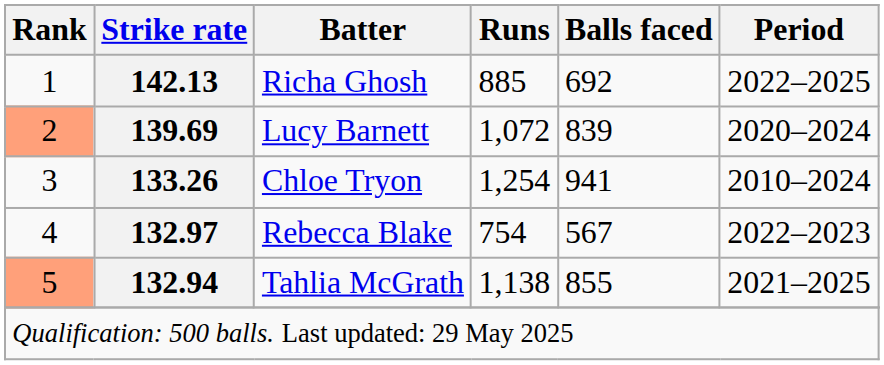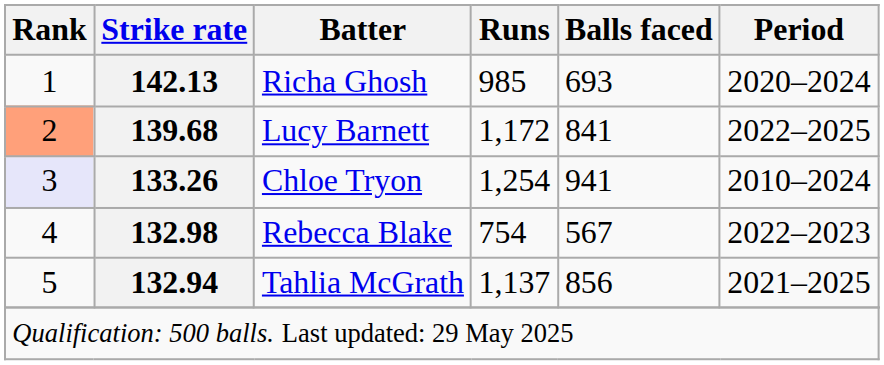(502, 80) 885 -> (502, 80) 985
(589, 80) 692 -> (589, 80) 693
(799, 80) 2022–2025 -> (799, 80) 2020–2024
(174, 130) 139.69 -> (174, 130) 139.68
(514, 130) 1,072 -> (514, 130) 1,172
(589, 130) 839 -> (589, 130) 841
(799, 130) 2020–2024 -> (799, 130) 2022–2025
(49, 181) no background -> (49, 181) lavender background
(174, 231) 132.97 -> (174, 231) 132.98
(49, 282) lightsalmon background -> (49, 282) no background
(514, 282) 1,138 -> (514, 282) 1,137
(589, 282) 855 -> (589, 282) 856
